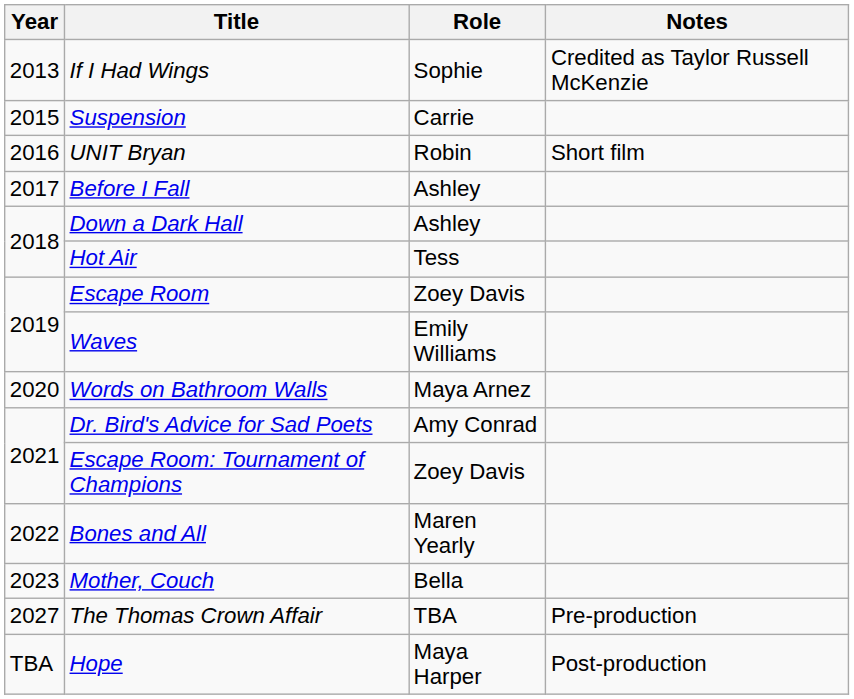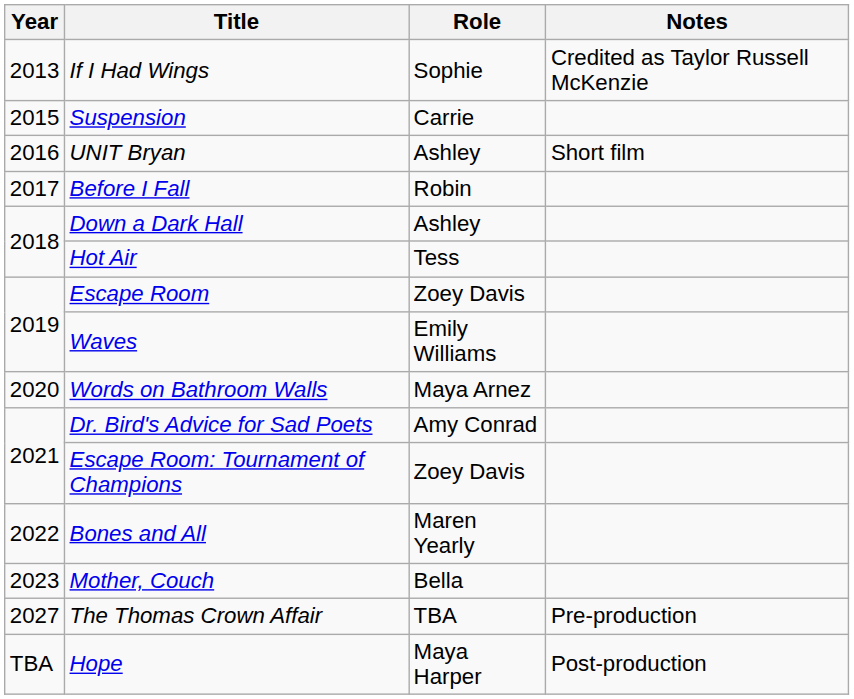(443, 152) Robin -> (447, 152) Ashley
(447, 188) Ashley -> (443, 188) Robin
